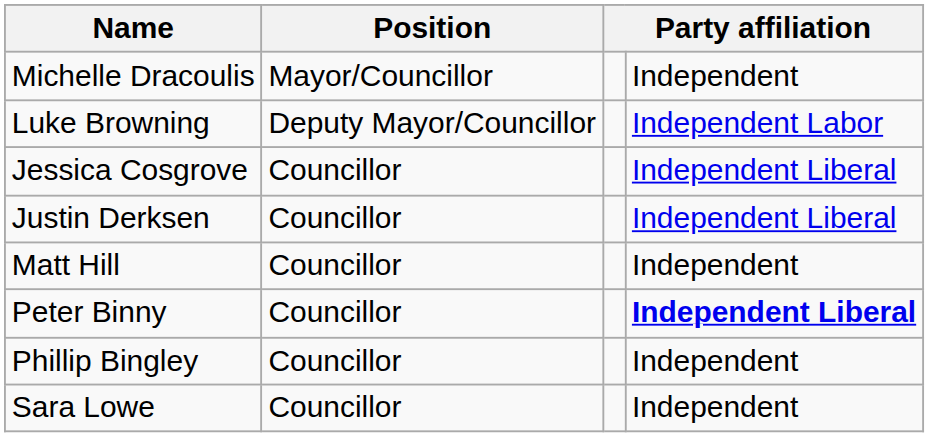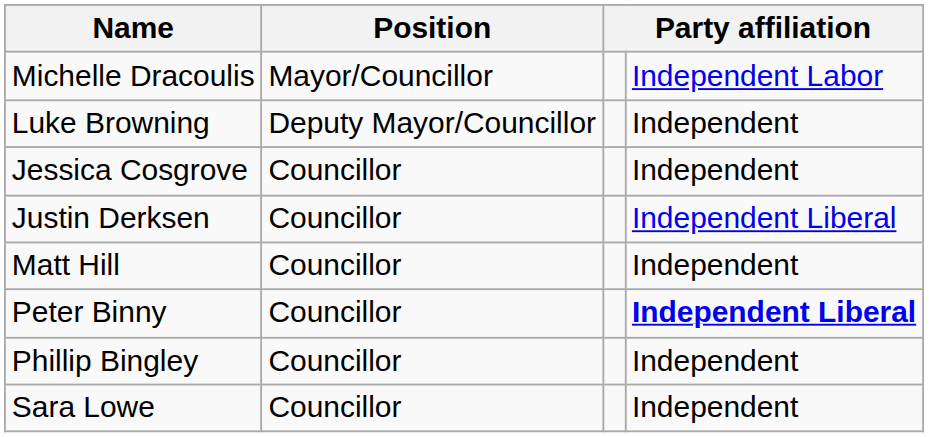(715, 75) Independent -> (758, 75) Independent Labor
(758, 123) Independent Labor -> (715, 123) Independent
(764, 170) Independent Liberal -> (715, 170) Independent
